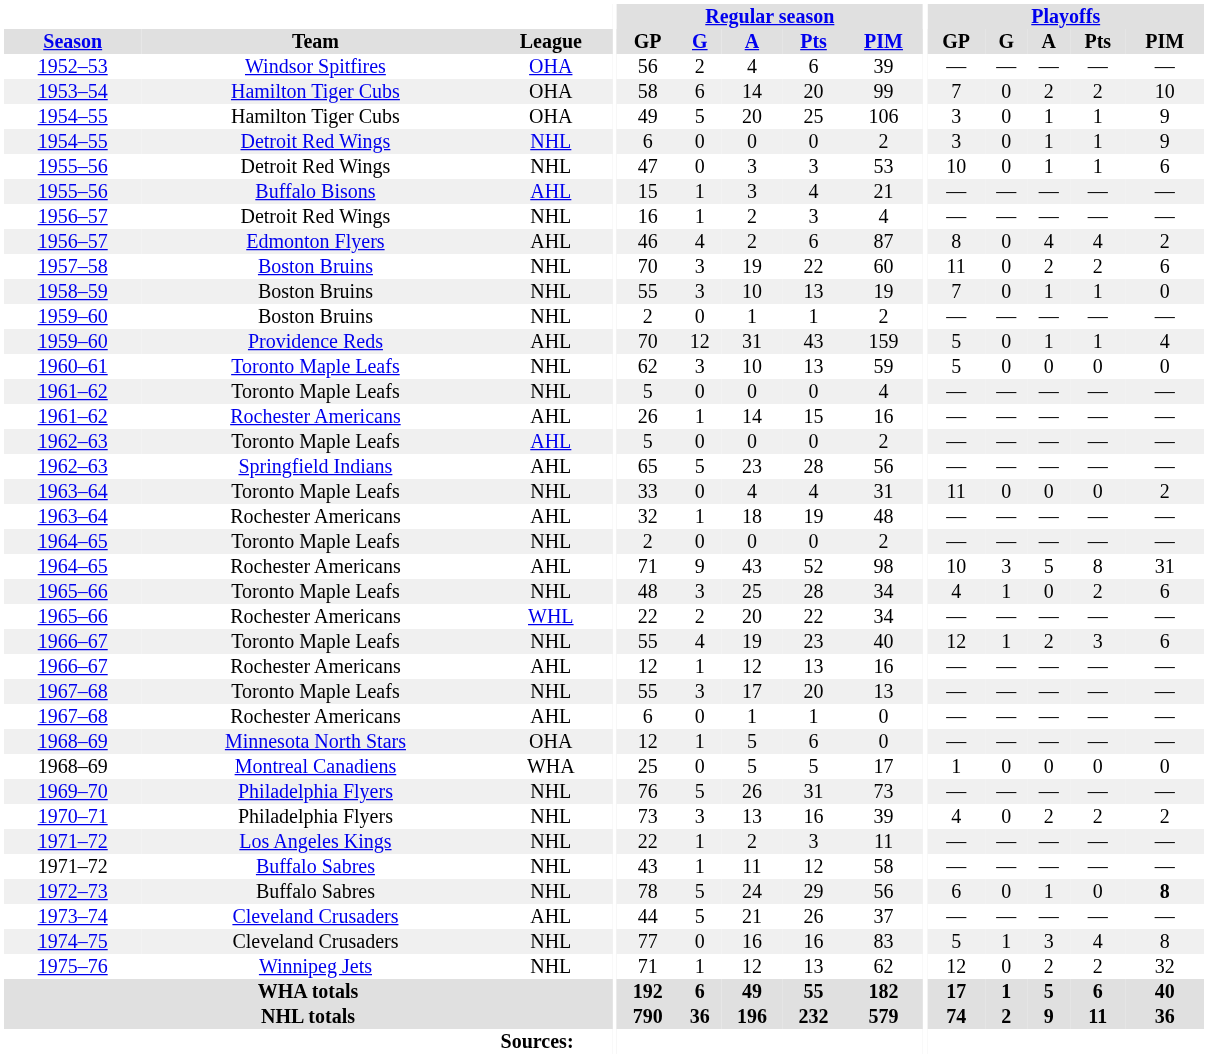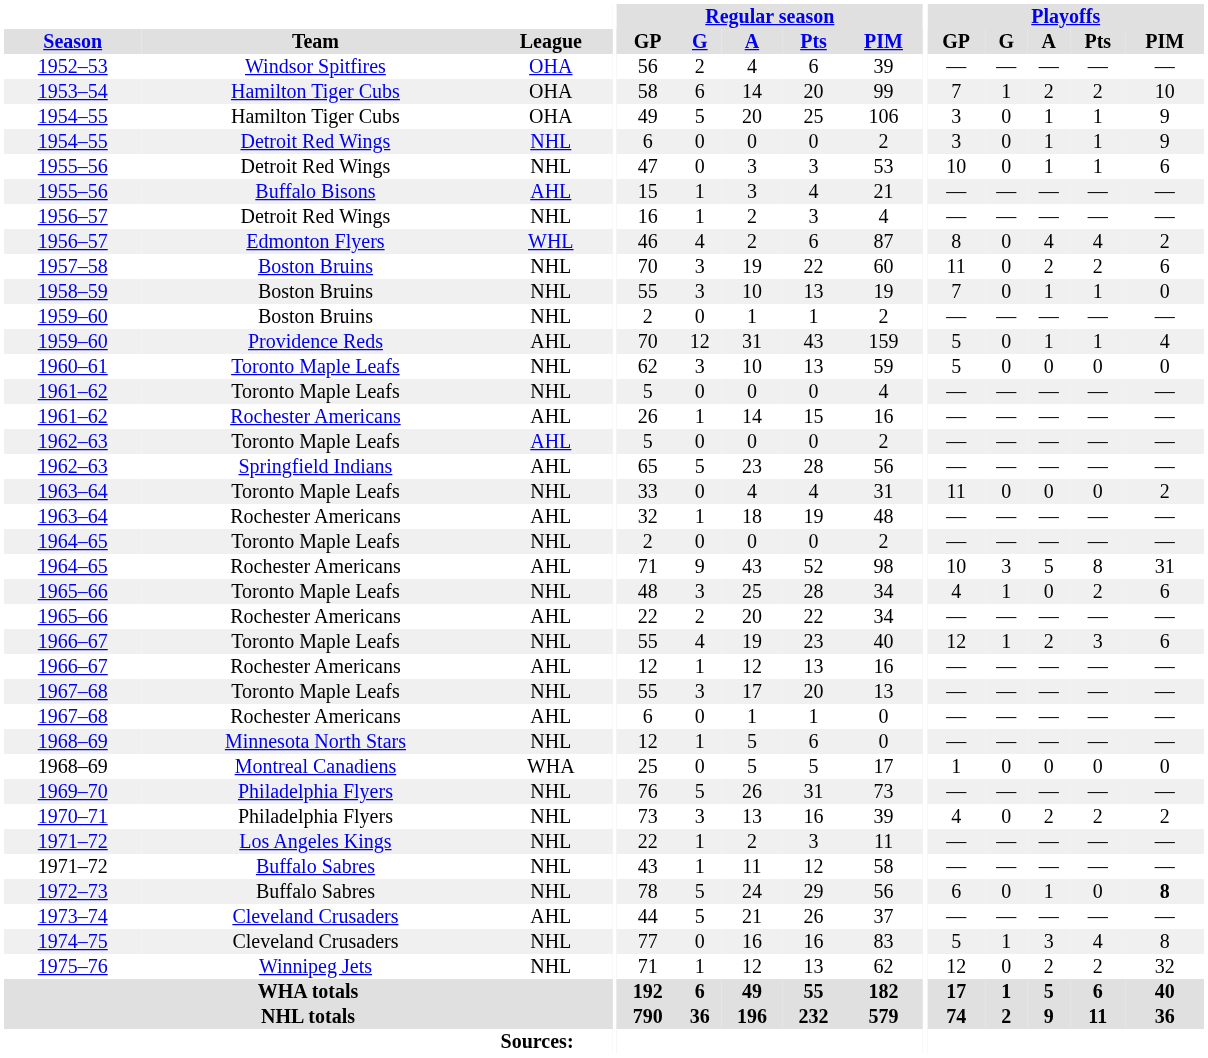(1006, 91) 0 -> (1006, 91) 1
(551, 241) AHL -> (551, 241) WHL
(551, 616) WHL -> (551, 616) AHL
(551, 741) OHA -> (551, 741) NHL
